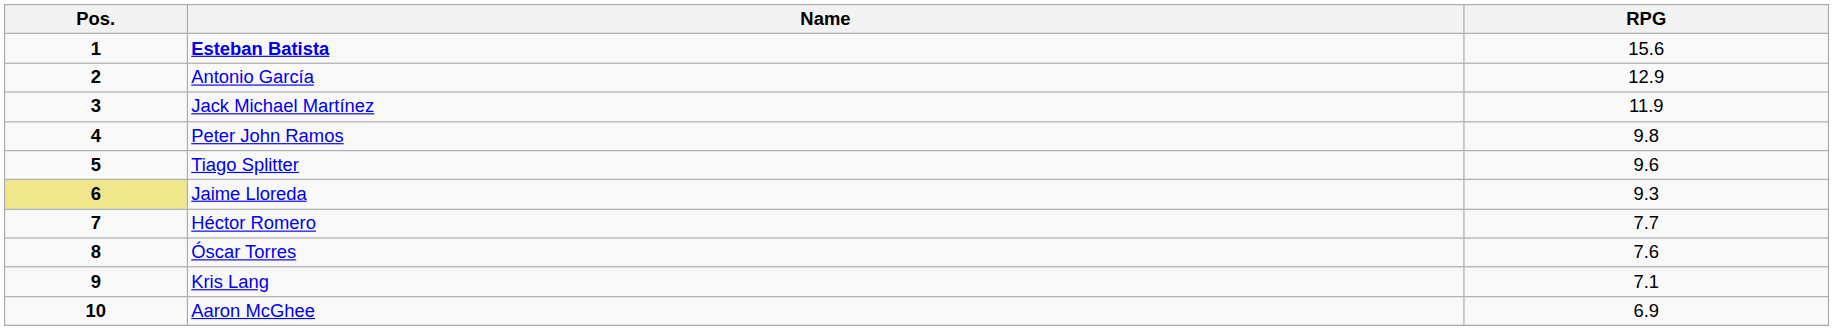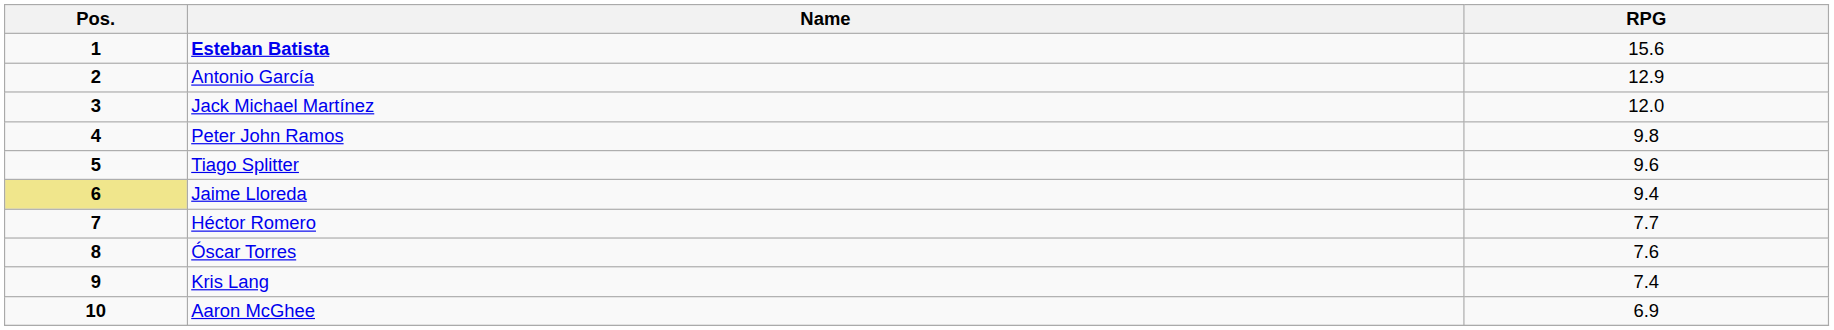(1646, 106) 11.9 -> (1646, 106) 12.0
(1646, 194) 9.3 -> (1646, 194) 9.4
(1646, 281) 7.1 -> (1646, 281) 7.4
